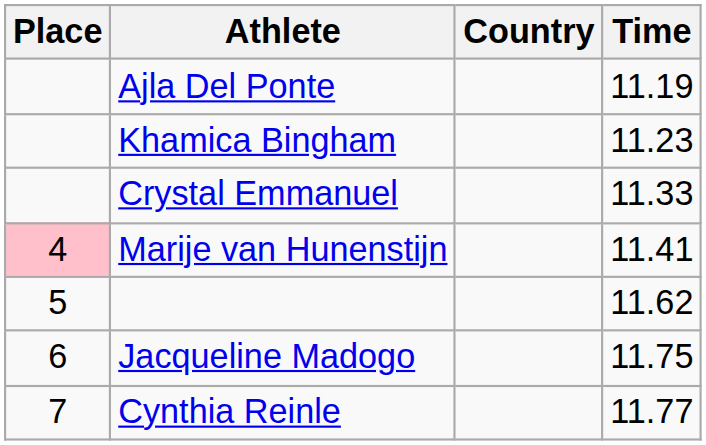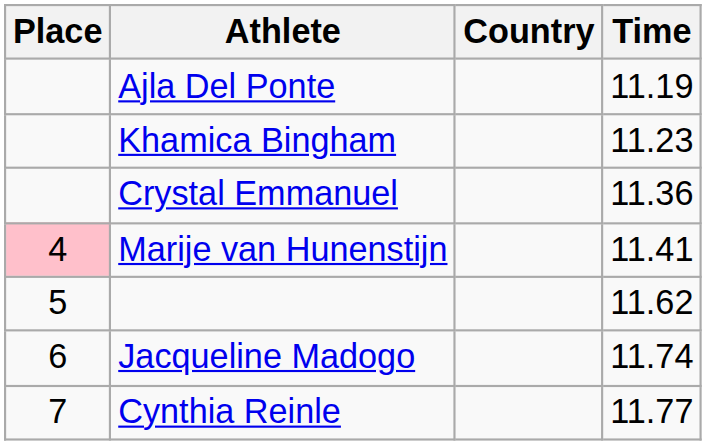(652, 194) 11.33 -> (652, 194) 11.36
(652, 357) 11.75 -> (652, 357) 11.74
